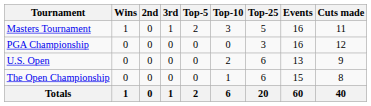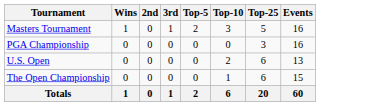- column: (341, 12)
